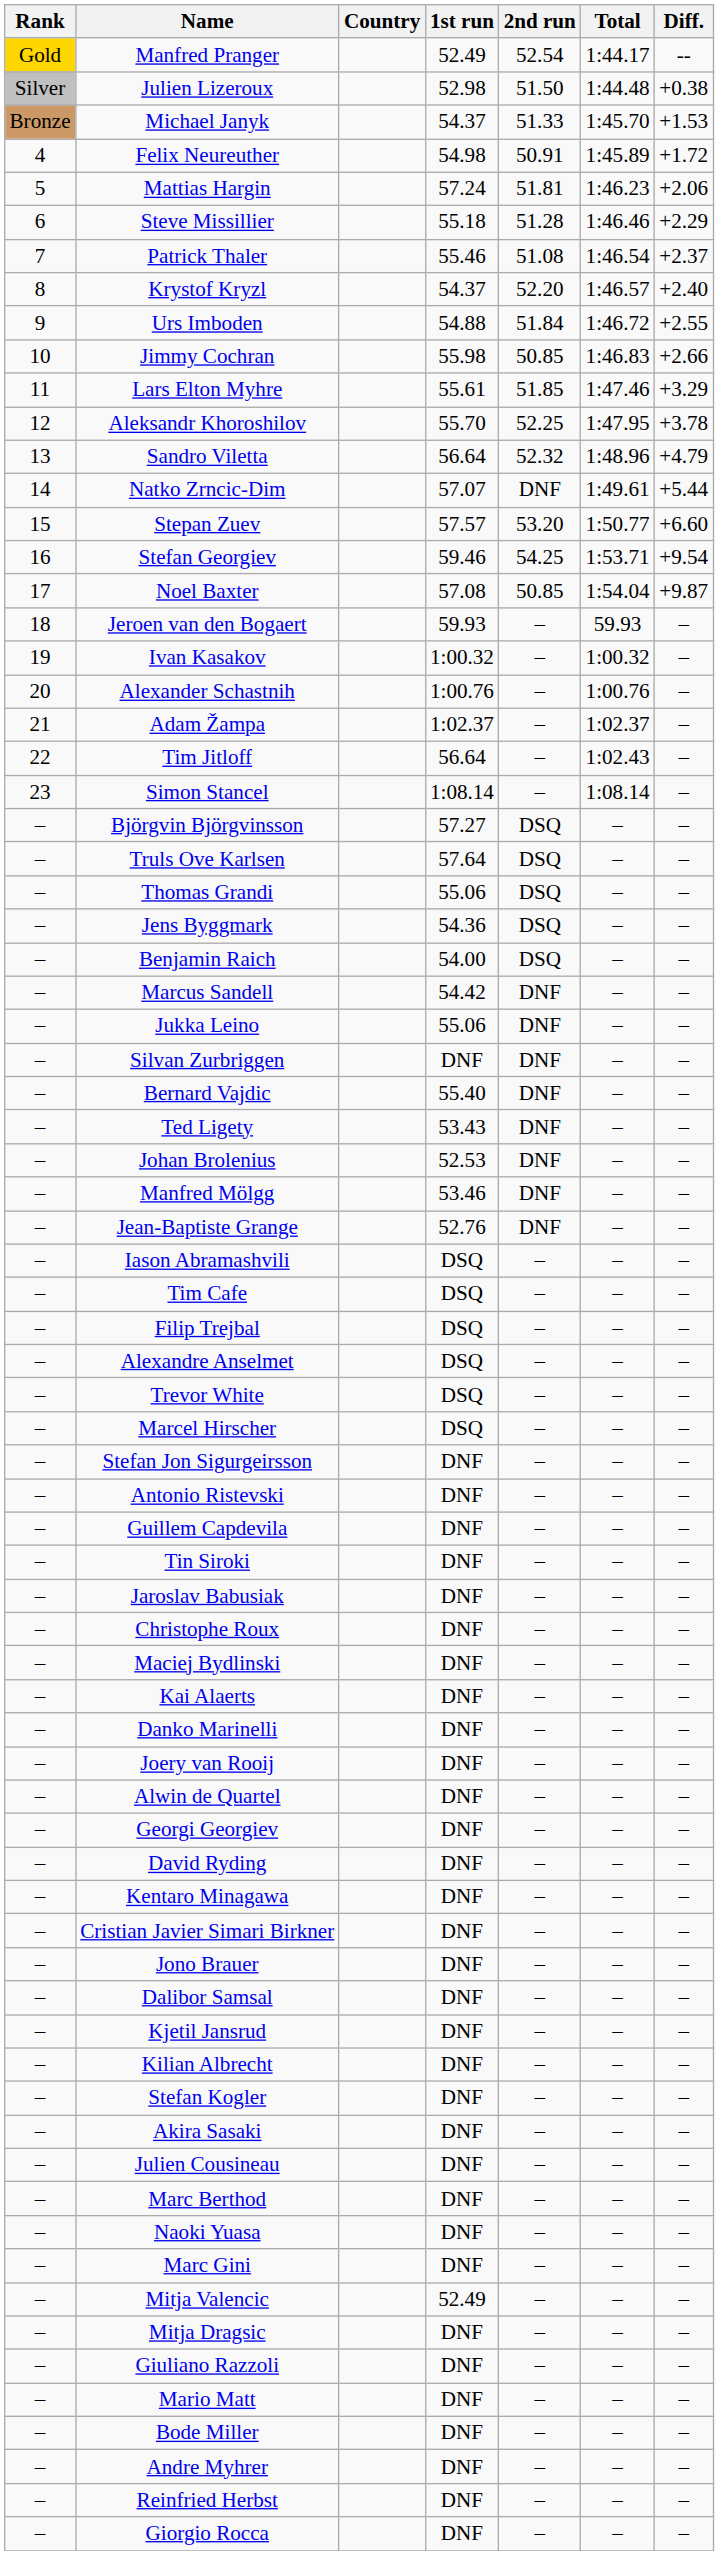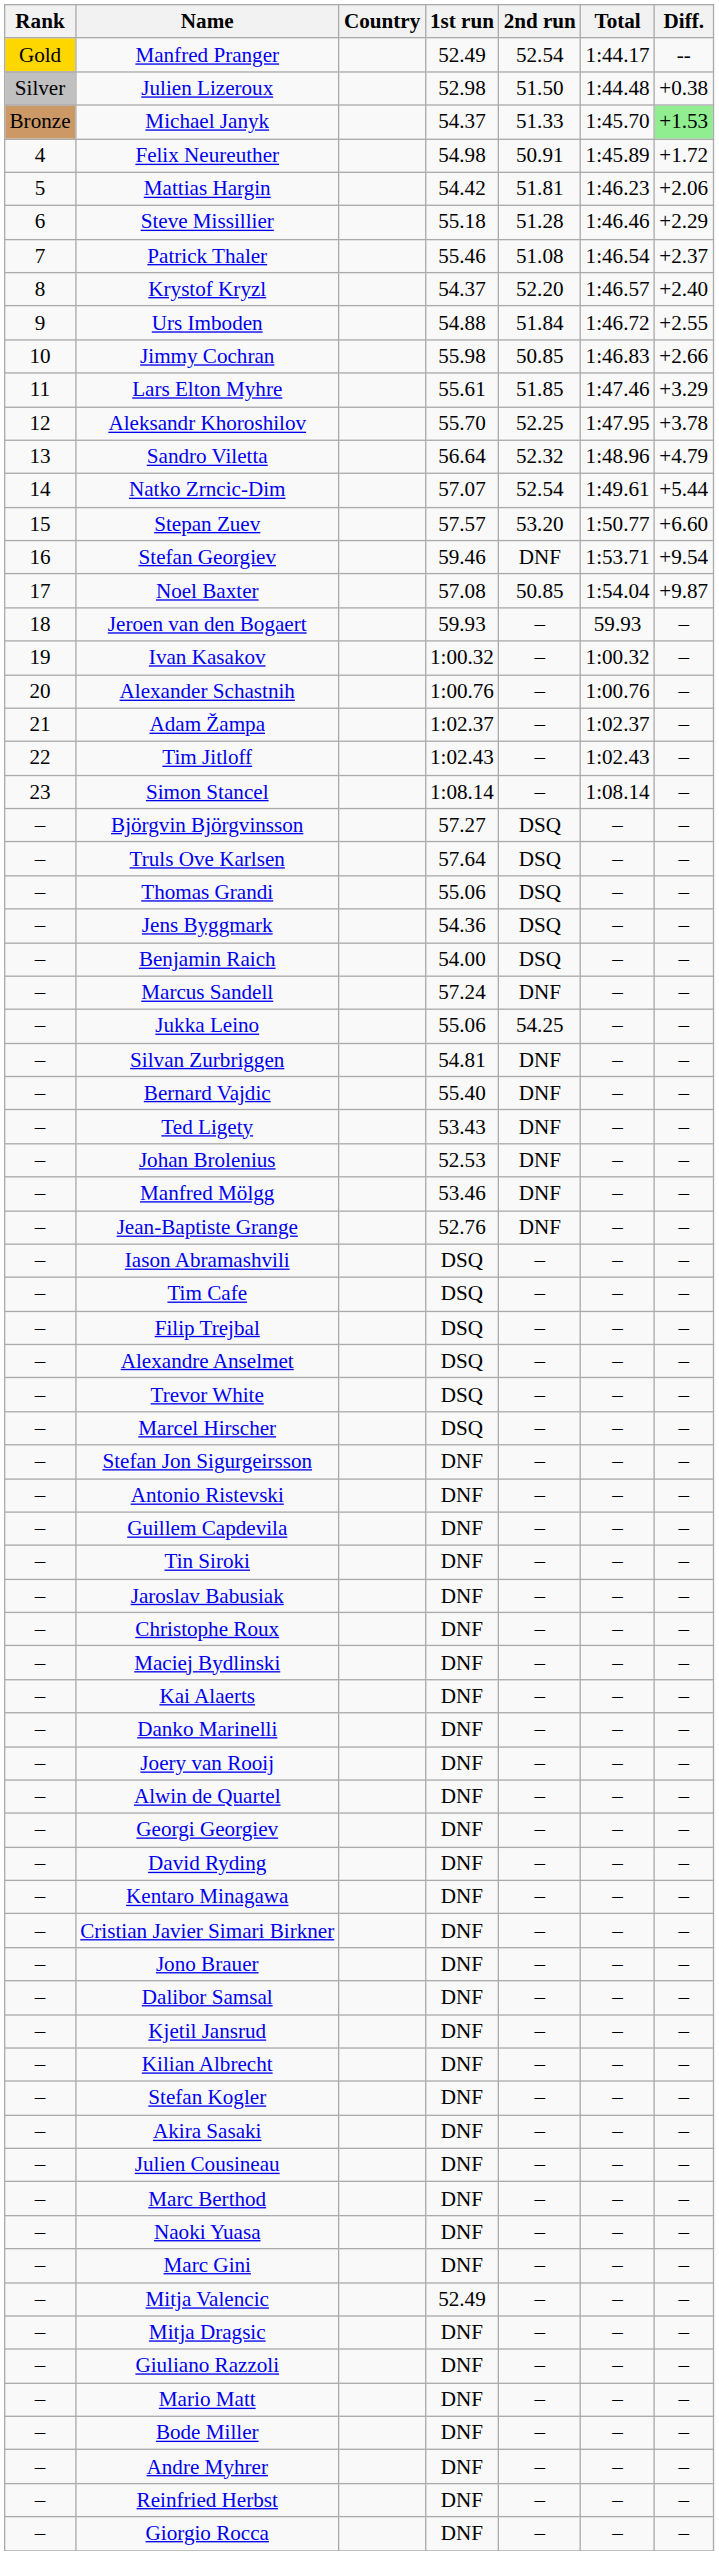(684, 121) no background -> (684, 121) lightgreen background
(462, 188) 57.24 -> (462, 188) 54.42
(540, 490) DNF -> (540, 490) 52.54
(540, 557) 54.25 -> (540, 557) DNF
(462, 758) 56.64 -> (462, 758) 1:02.43
(462, 992) 54.42 -> (462, 992) 57.24
(540, 1026) DNF -> (540, 1026) 54.25
(462, 1059) DNF -> (462, 1059) 54.81
